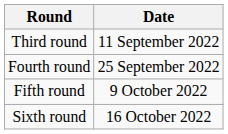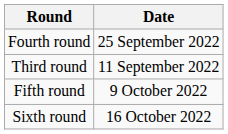rows swapped: (49, 41) <-> (49, 66)
